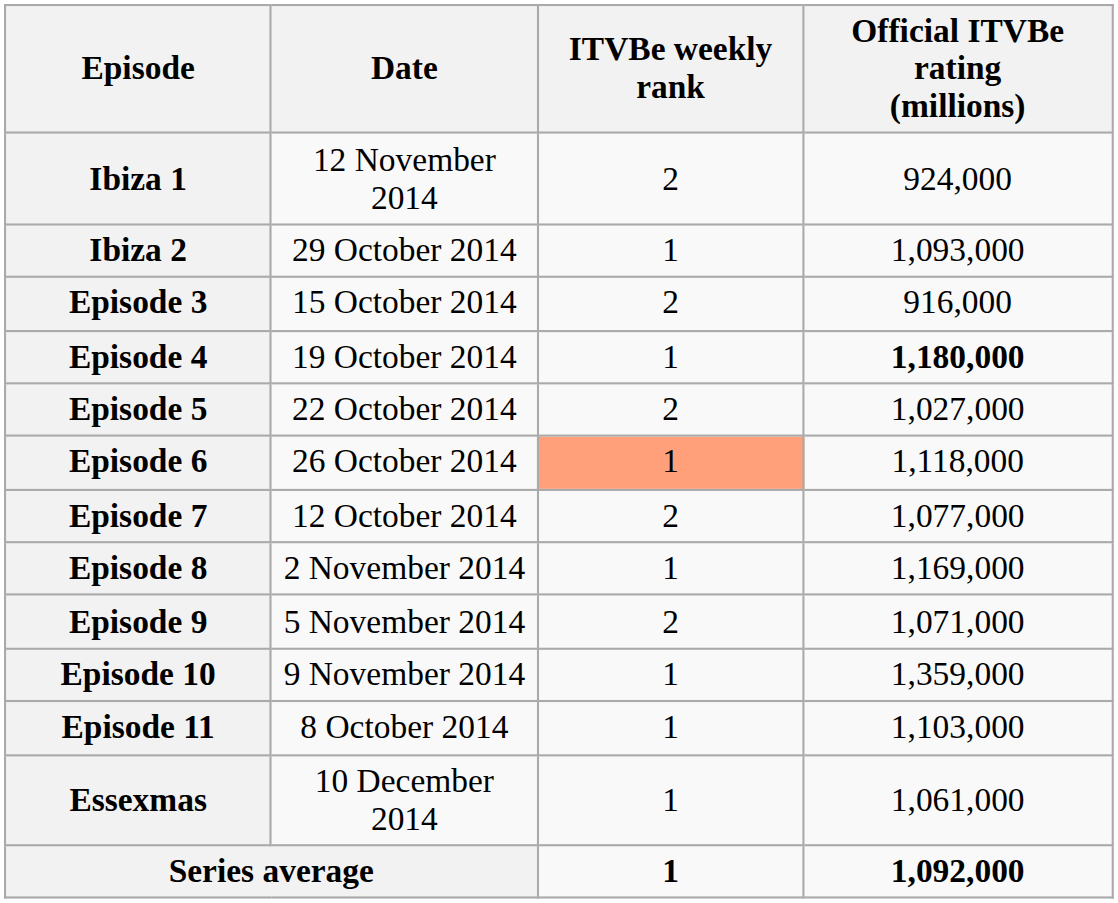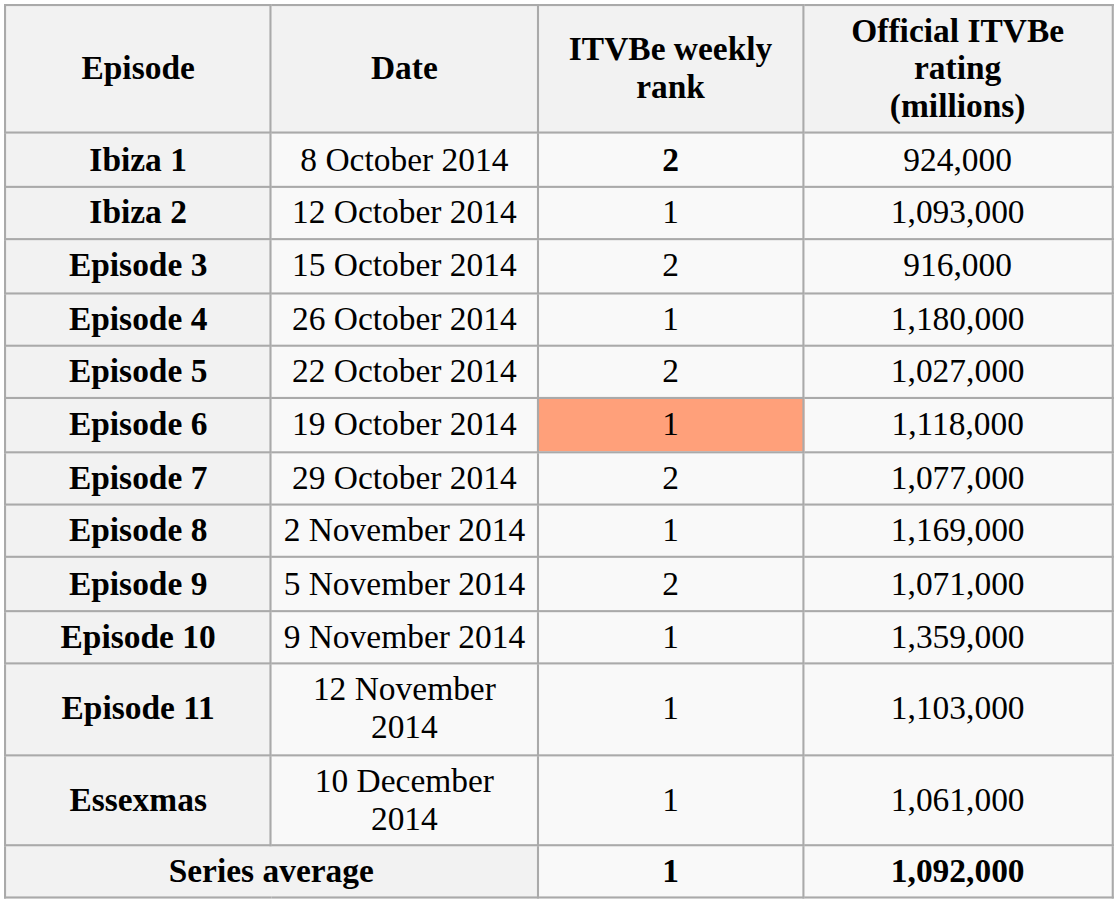(404, 178) 12 November 2014 -> (404, 159) 8 October 2014
(671, 178) normal -> (671, 159) bold
(404, 249) 29 October 2014 -> (404, 212) 12 October 2014
(404, 356) 19 October 2014 -> (404, 318) 26 October 2014
(958, 356) bold -> (958, 318) normal
(404, 462) 26 October 2014 -> (404, 424) 19 October 2014
(404, 515) 12 October 2014 -> (404, 477) 29 October 2014
(404, 727) 8 October 2014 -> (404, 708) 12 November 2014
